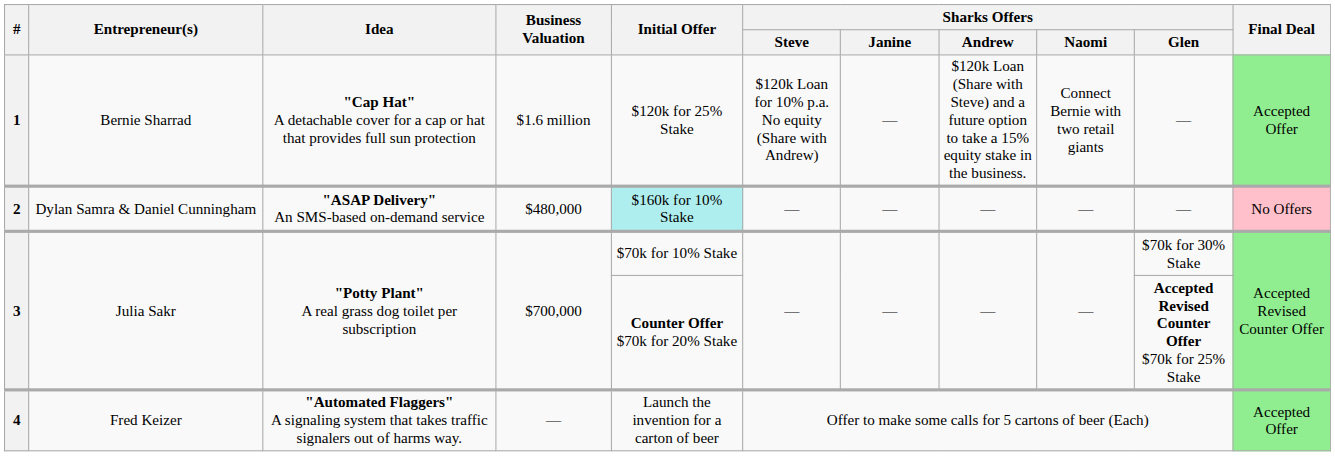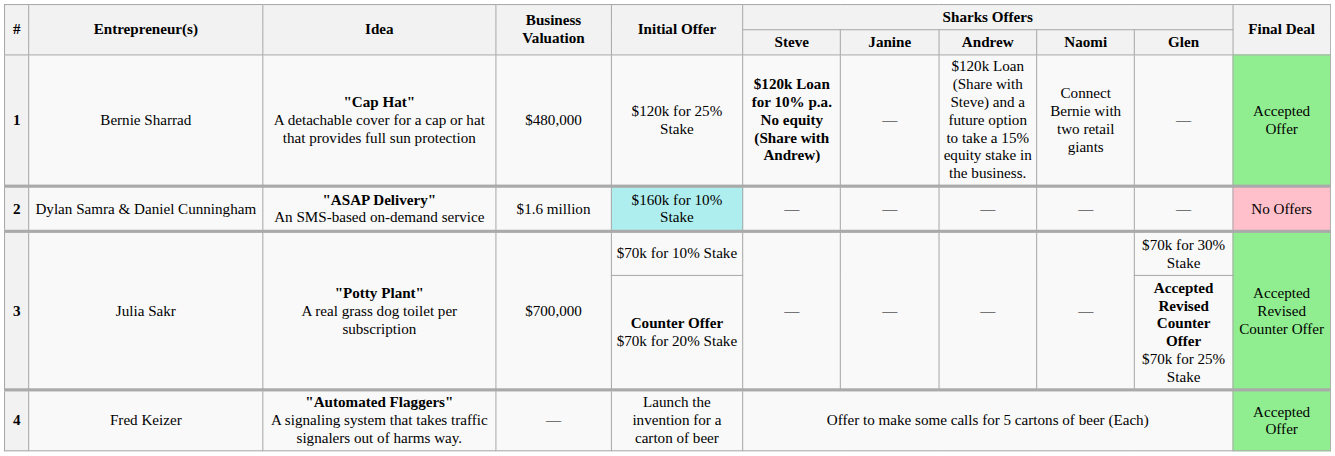(554, 120) $1.6 million -> (554, 120) $480,000
(792, 120) normal -> (792, 120) bold
(554, 209) $480,000 -> (554, 209) $1.6 million
